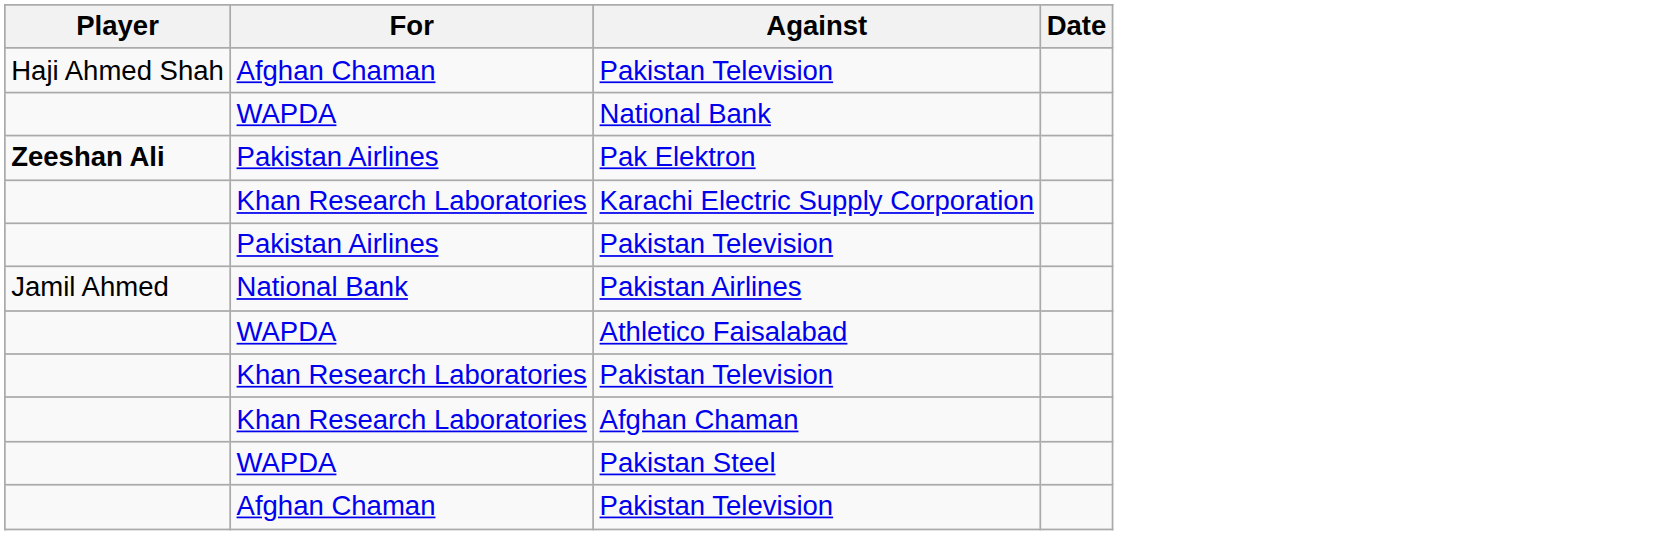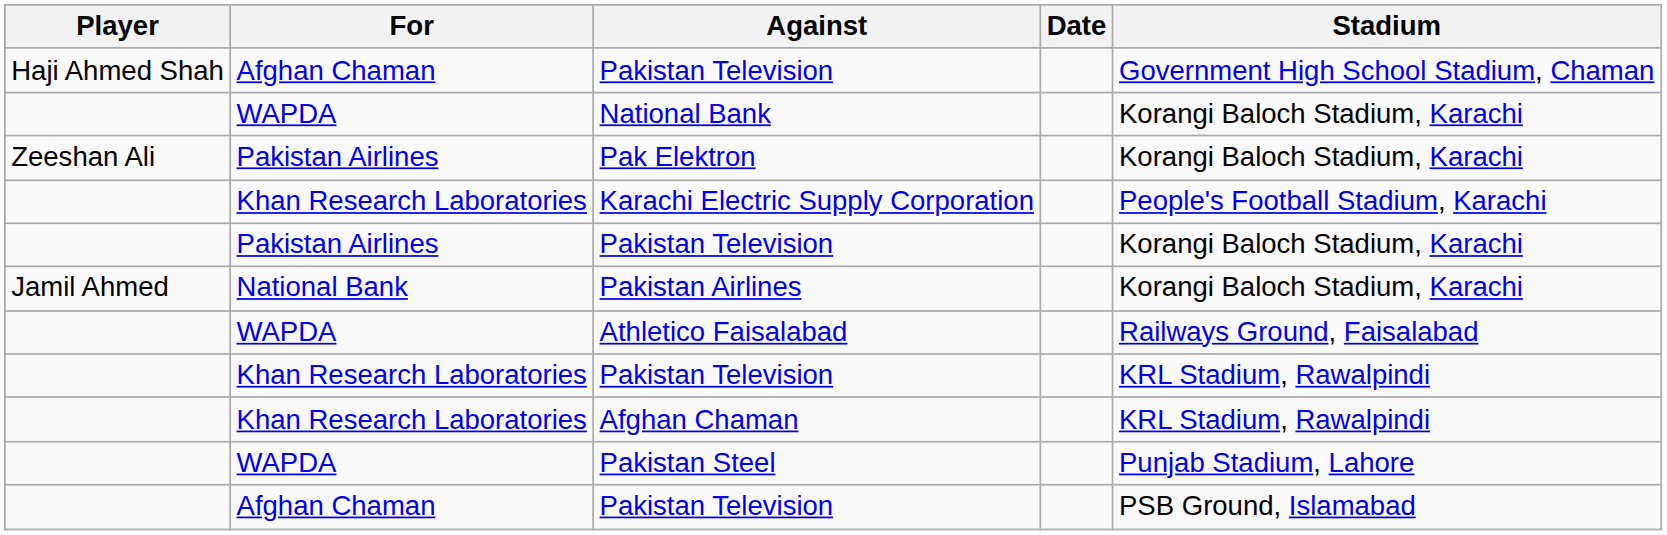+ column: (1387, 26)
(88, 157) bold -> (83, 157) normal
